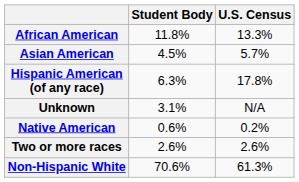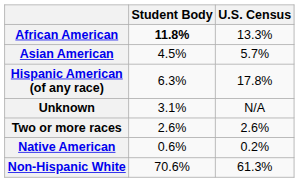(172, 34) normal -> (172, 34) bold
rows swapped: (67, 147) <-> (67, 127)
